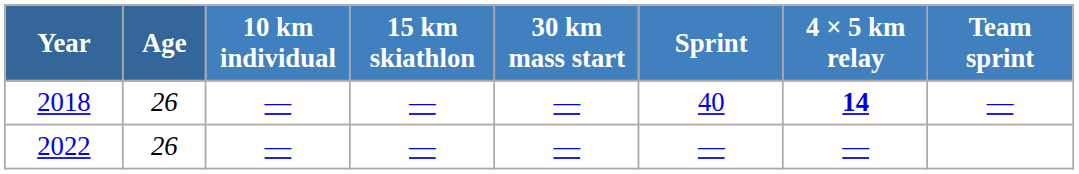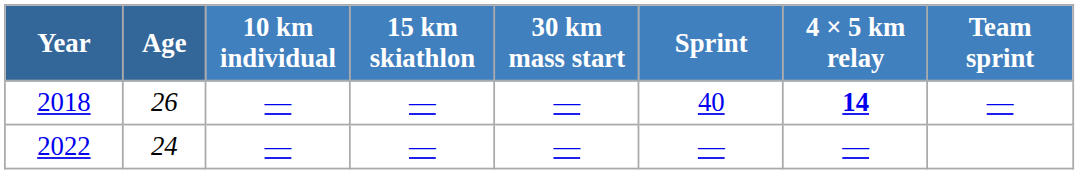(164, 146) 26 -> (164, 146) 24
